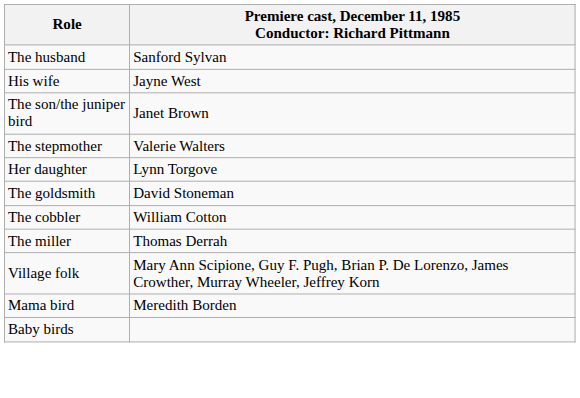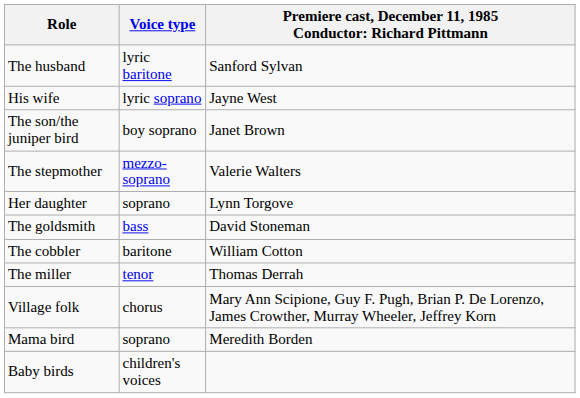+ column: (162, 24)
